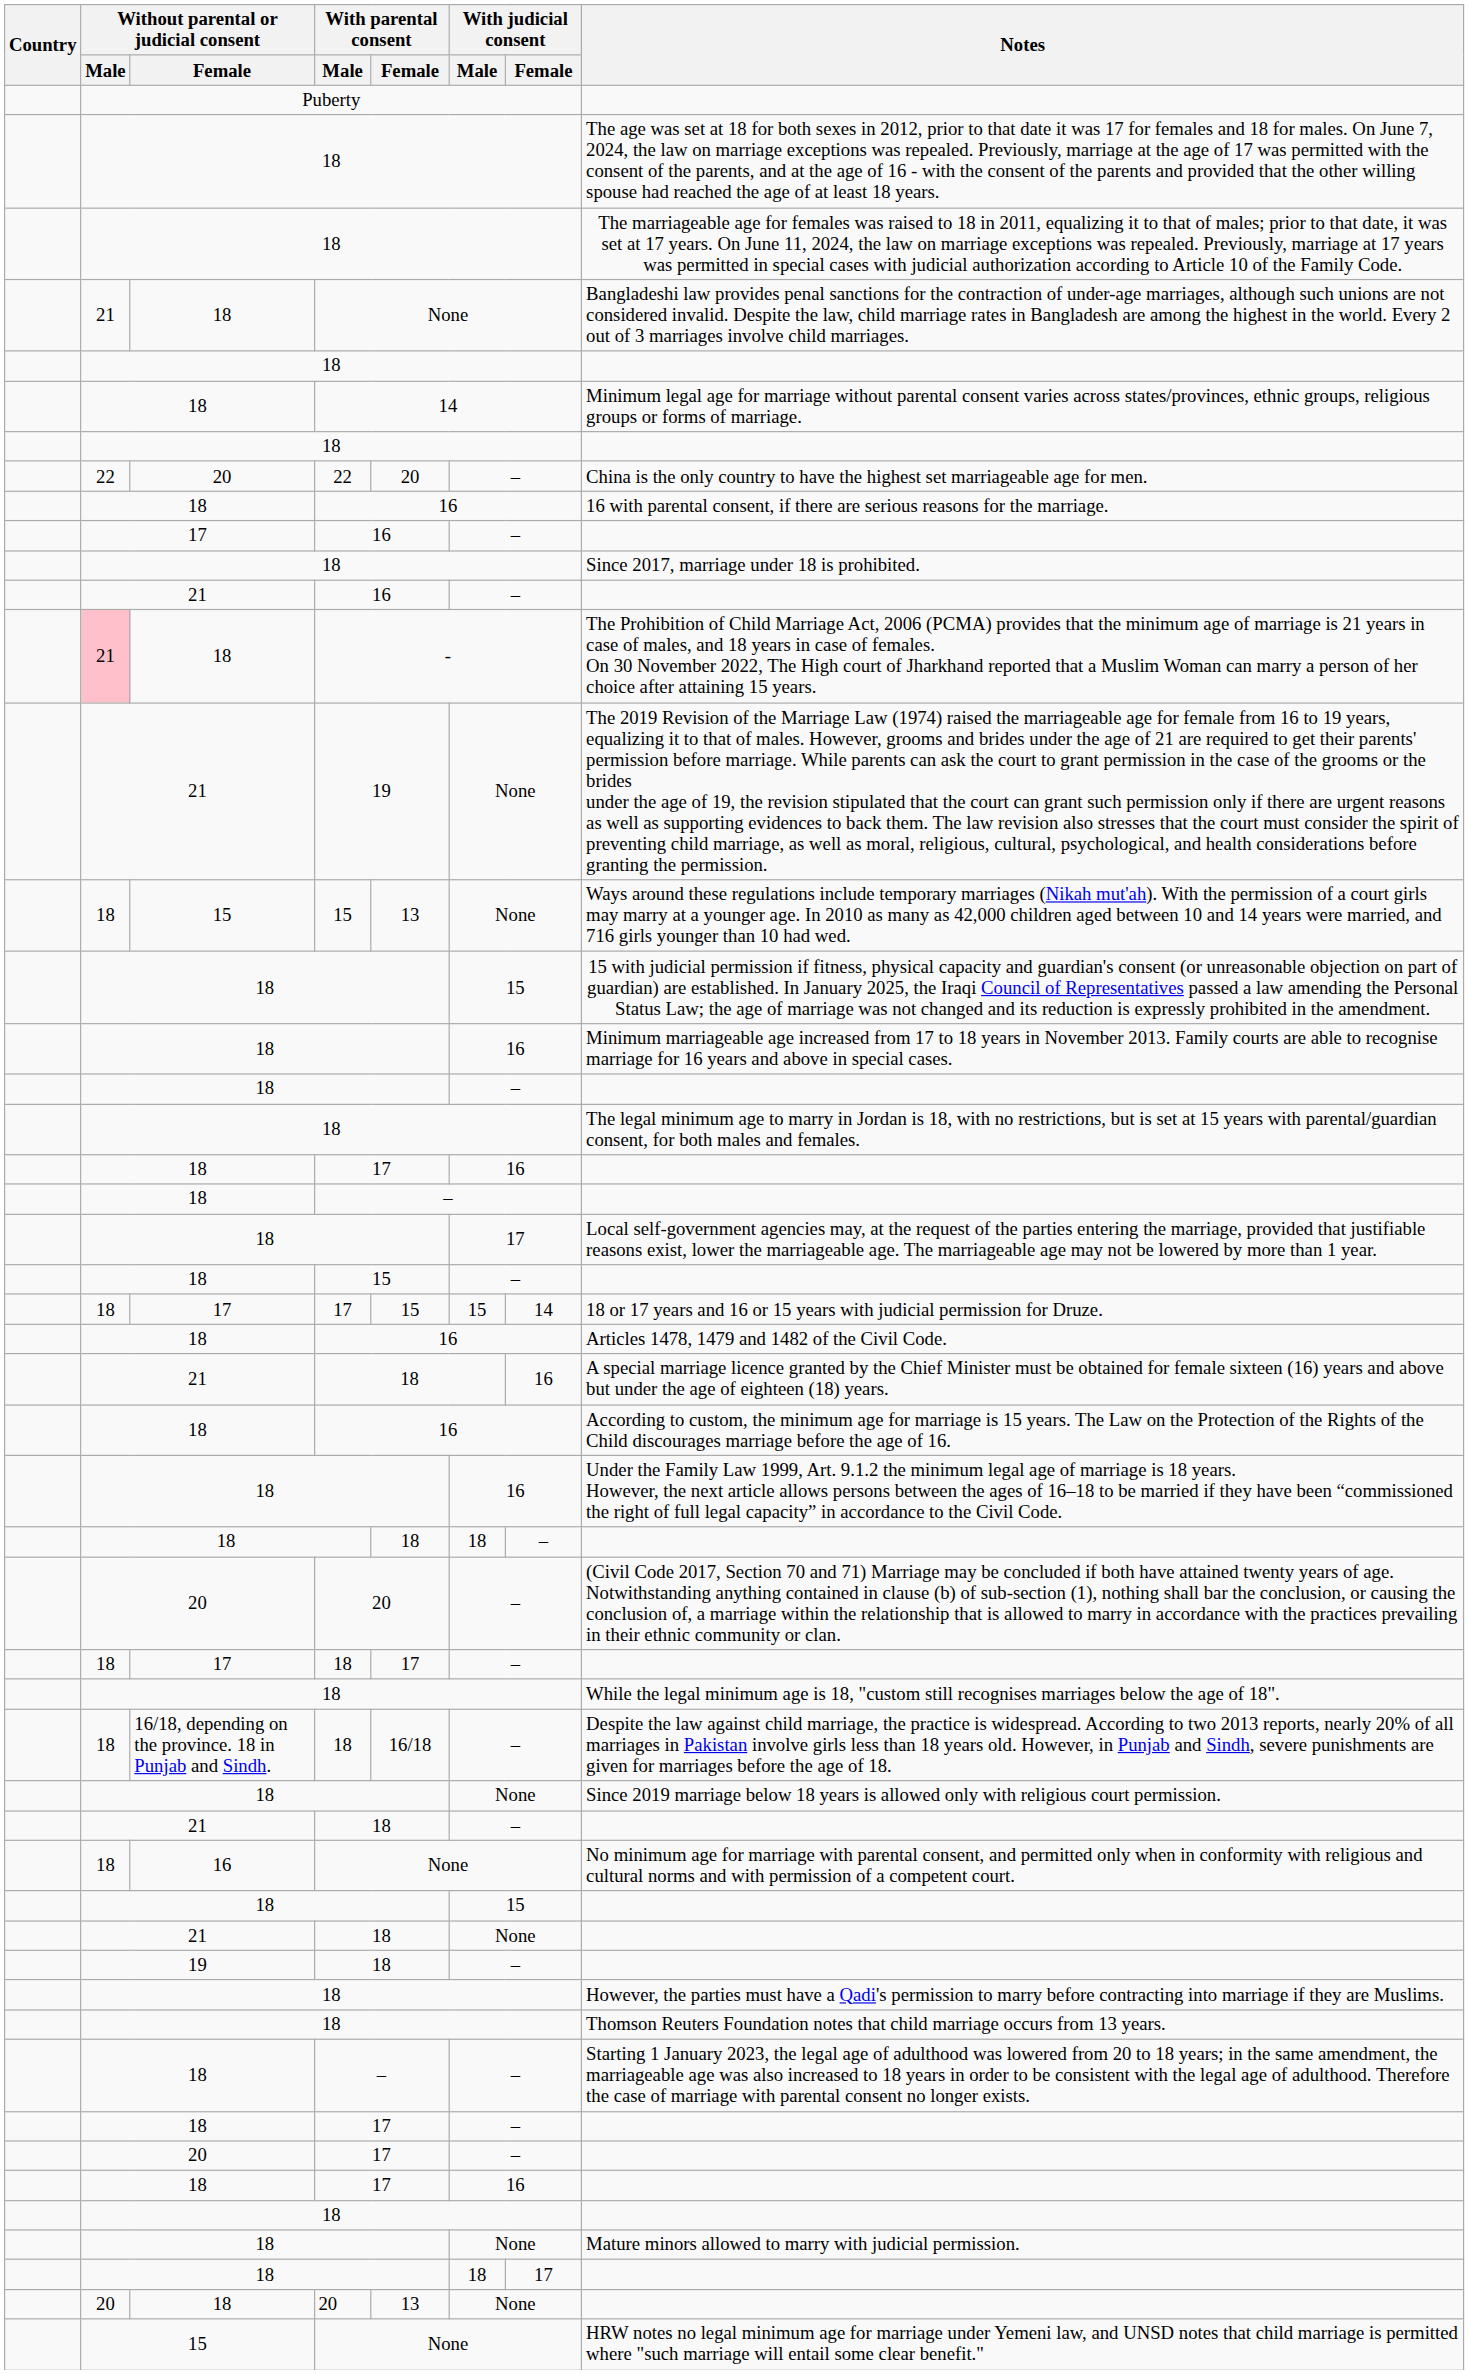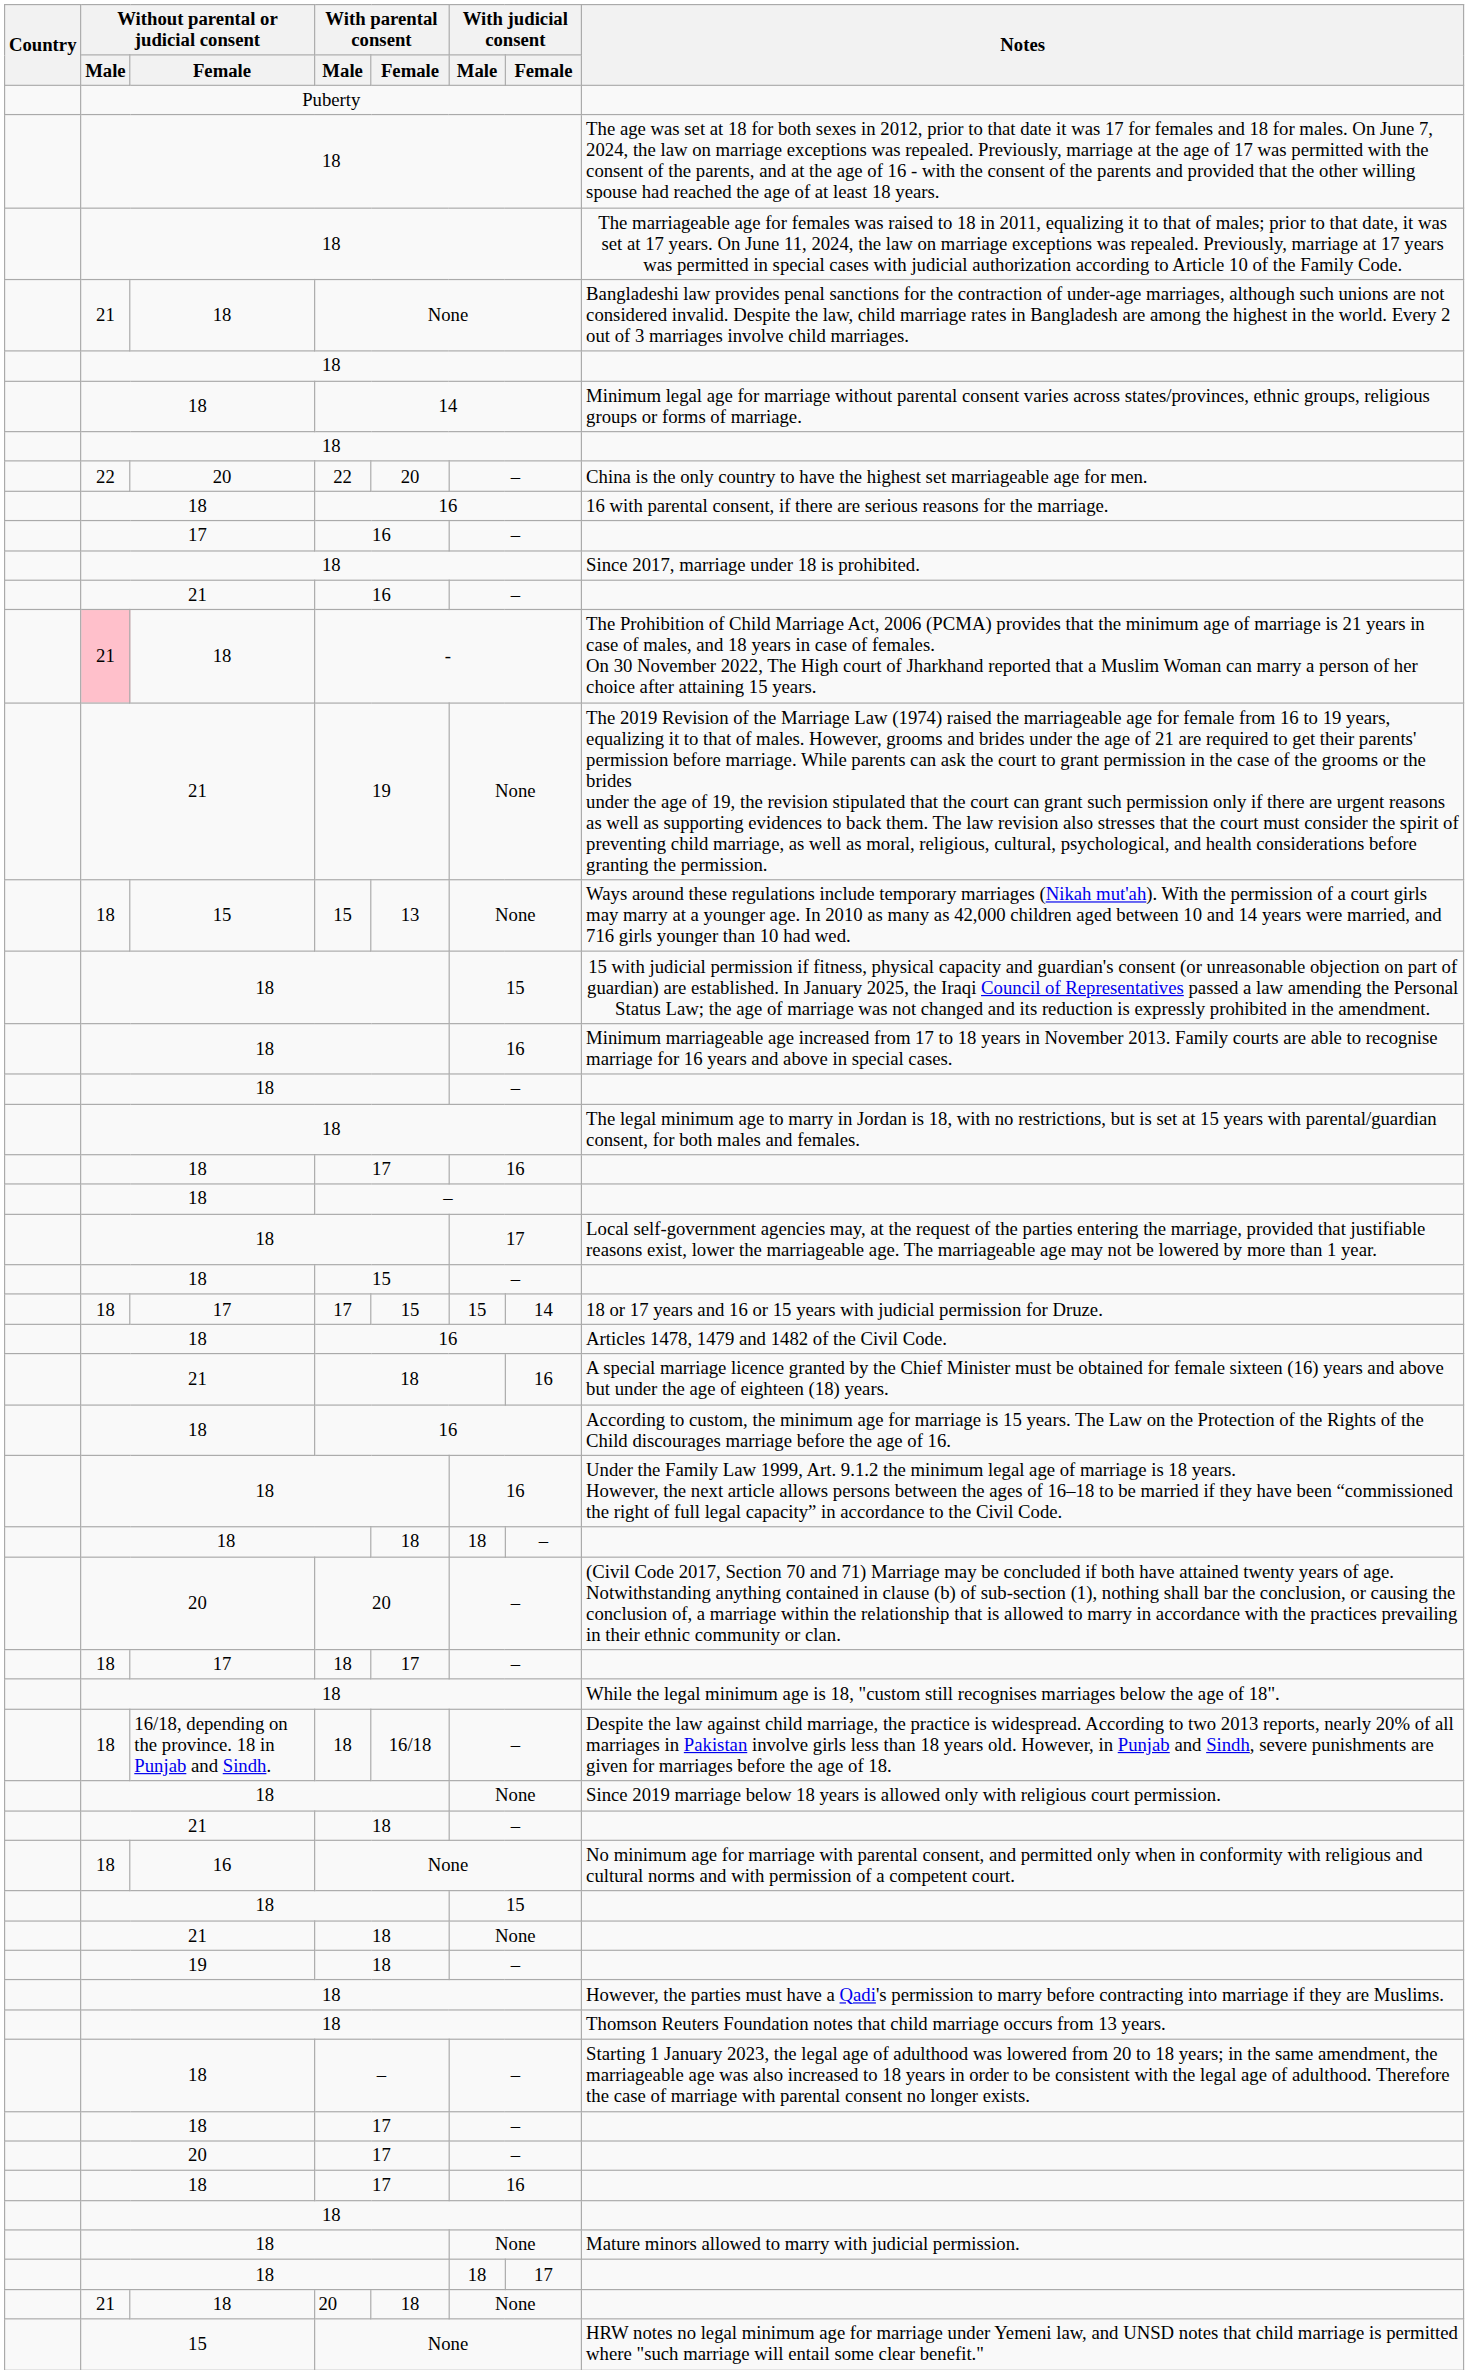(105, 2304) 20 -> (105, 2304) 21
(410, 2304) 13 -> (410, 2304) 18
